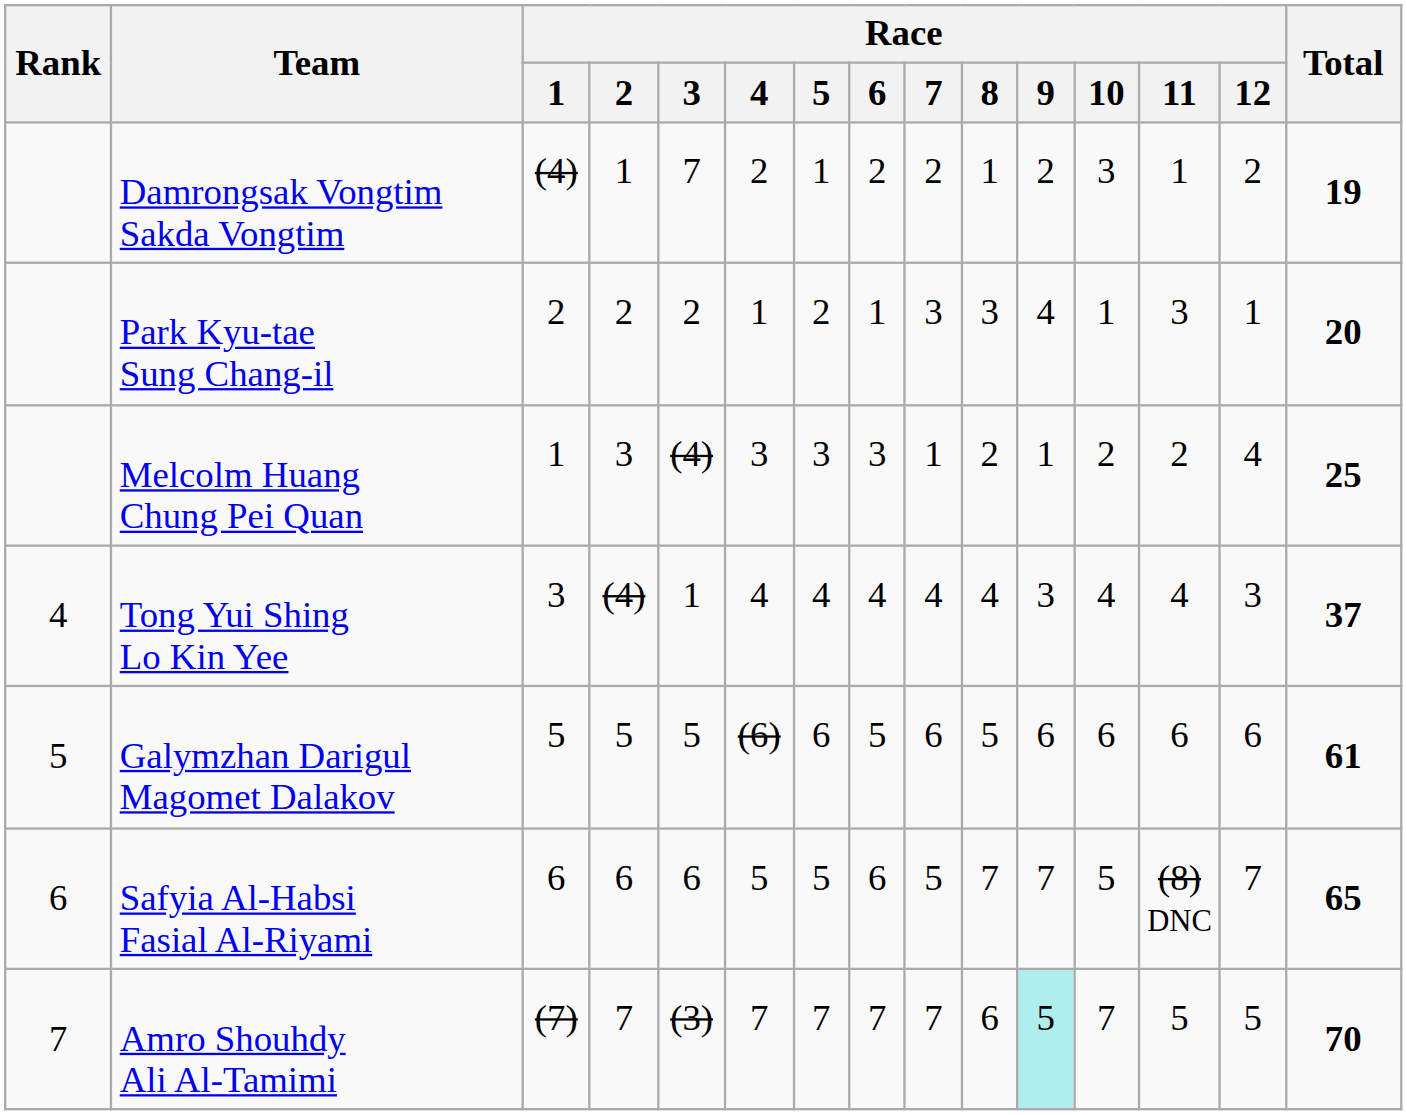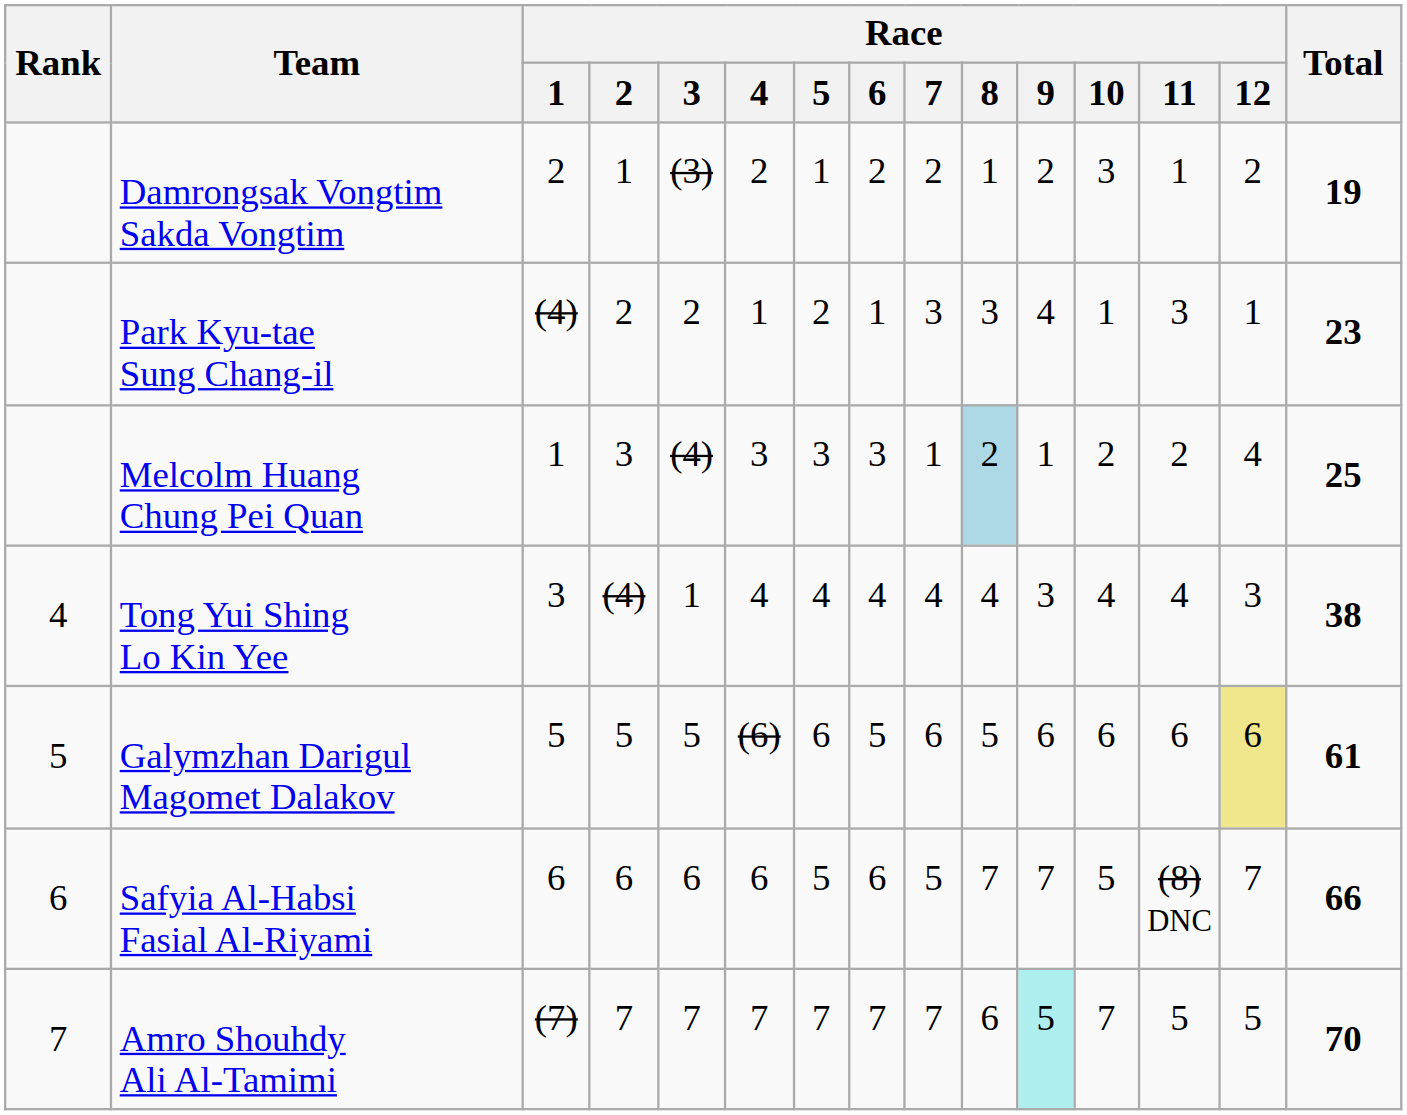(556, 191) (4) -> (556, 191) 2
(692, 191) 7 -> (692, 191) (3)
(556, 332) 2 -> (556, 332) (4)
(1343, 332) 20 -> (1343, 332) 23
(990, 474) no background -> (990, 474) lightblue background
(1343, 615) 37 -> (1343, 615) 38
(1253, 756) no background -> (1253, 756) khaki background
(759, 897) 5 -> (759, 897) 6
(1343, 897) 65 -> (1343, 897) 66
(692, 1038) (3) -> (692, 1038) 7
